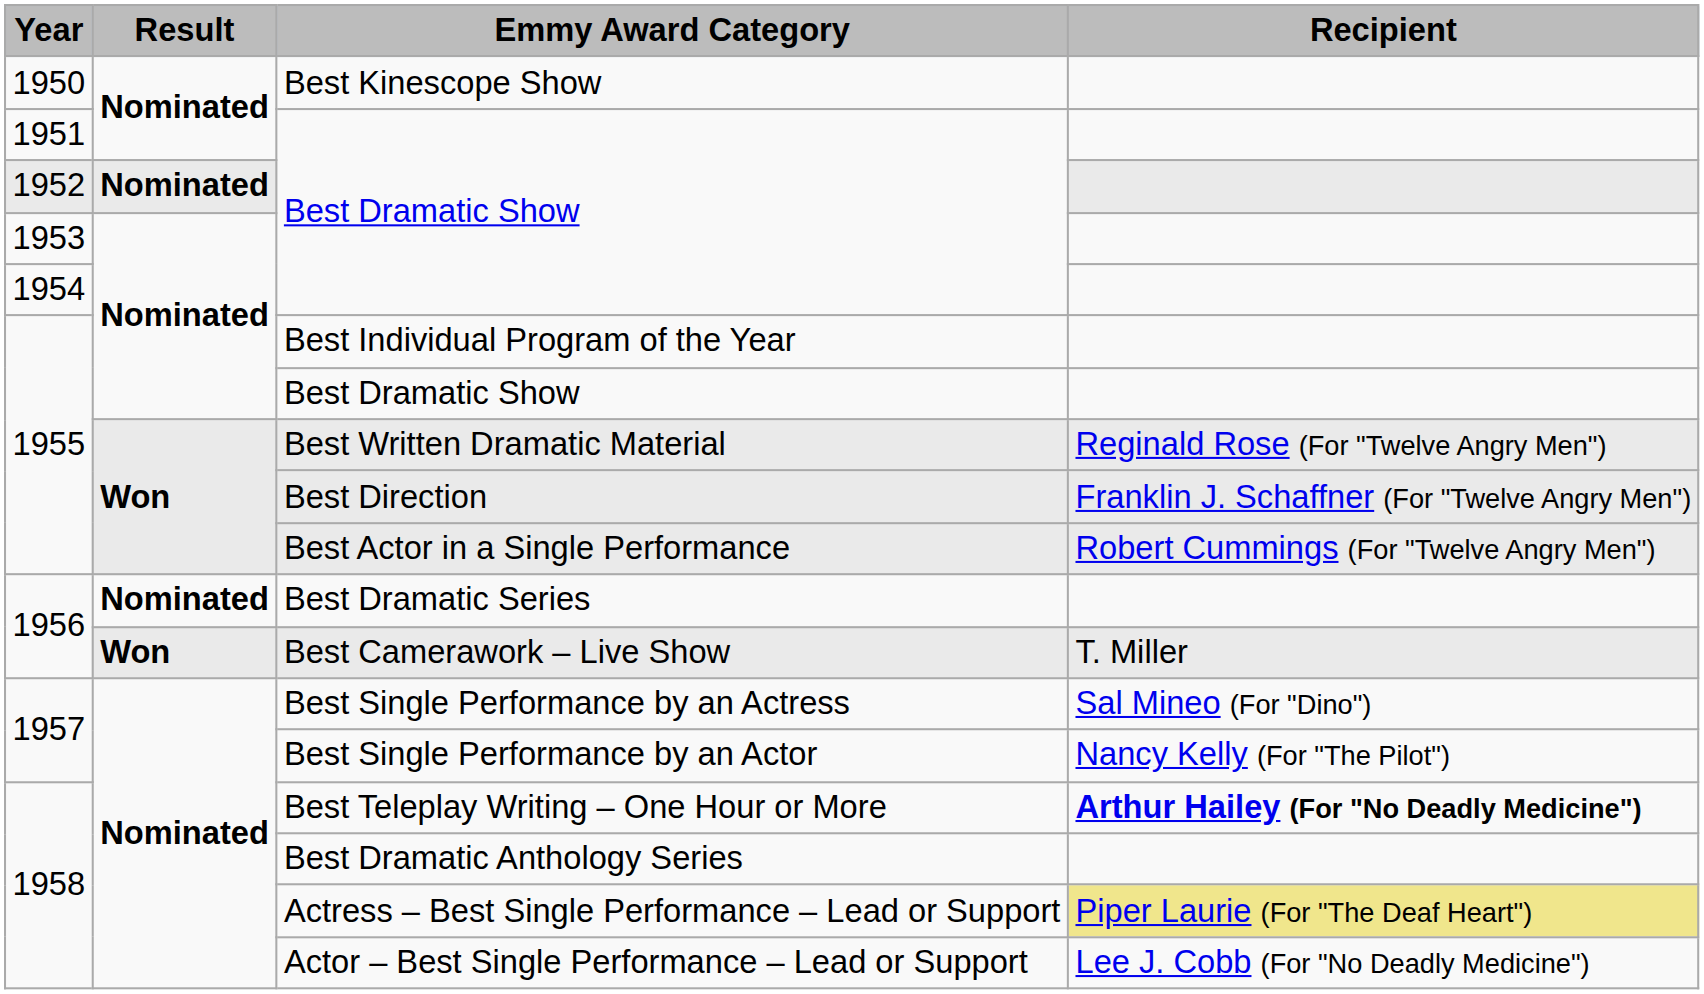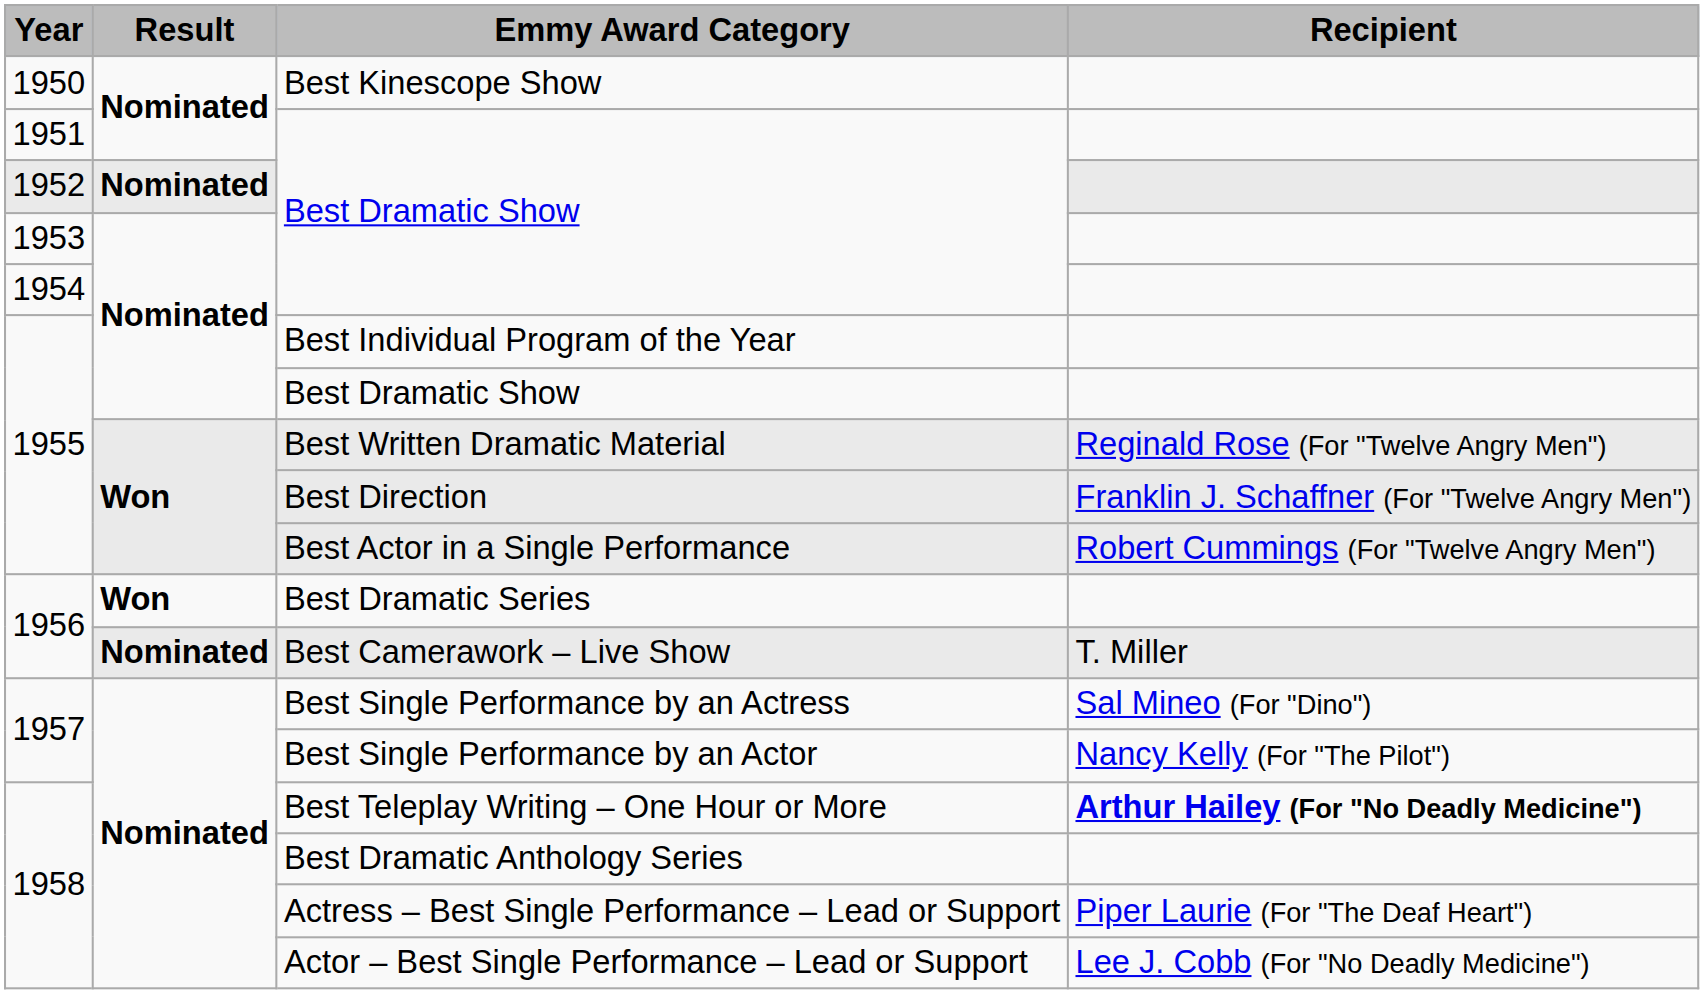(185, 599) Nominated -> (135, 599) Won
(135, 651) Won -> (185, 651) Nominated
(1304, 910) khaki background -> (1304, 910) no background
